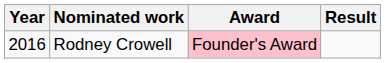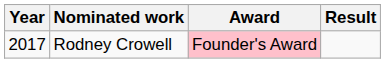(27, 44) 2016 -> (27, 44) 2017
